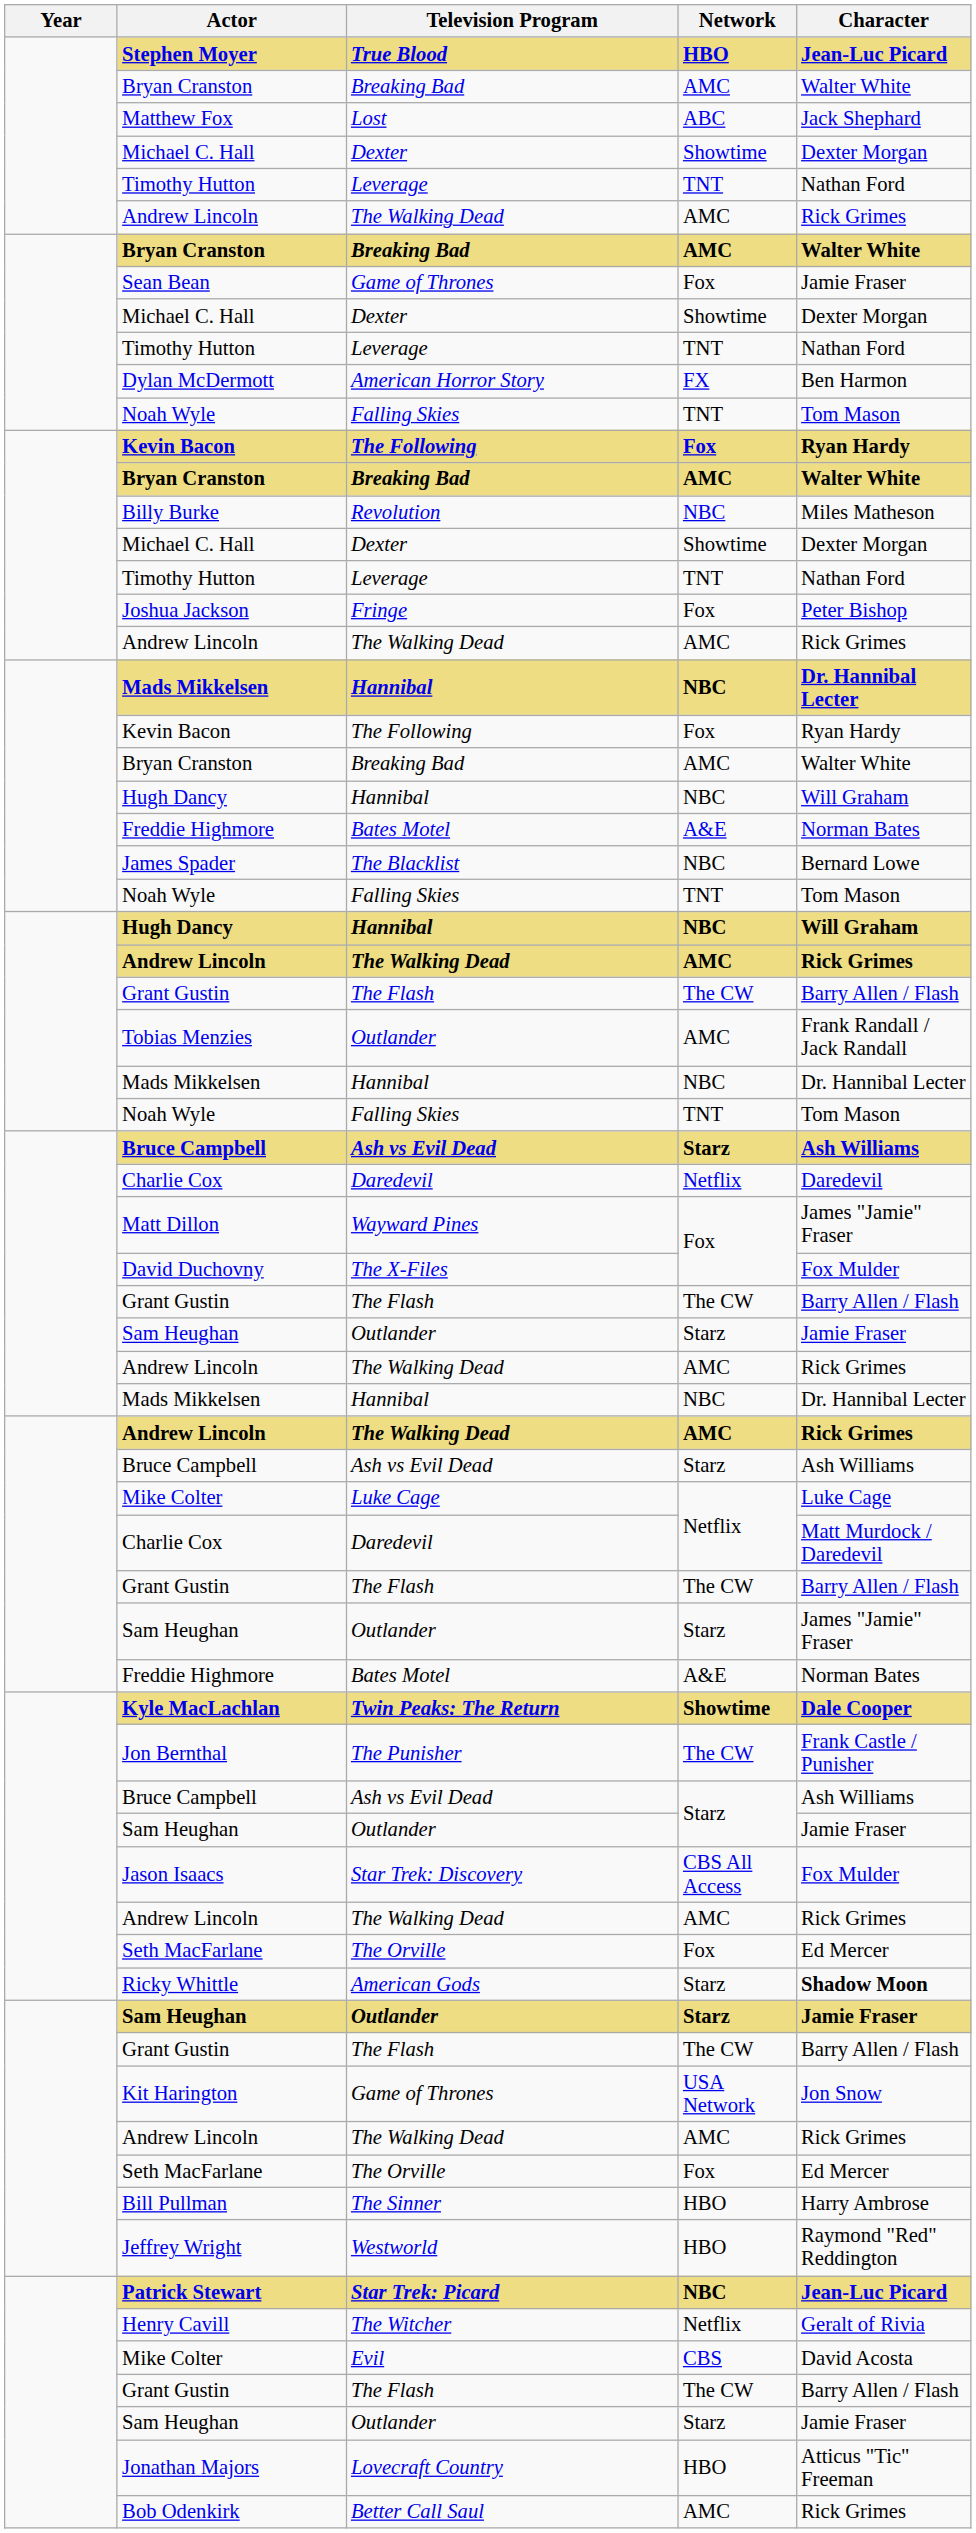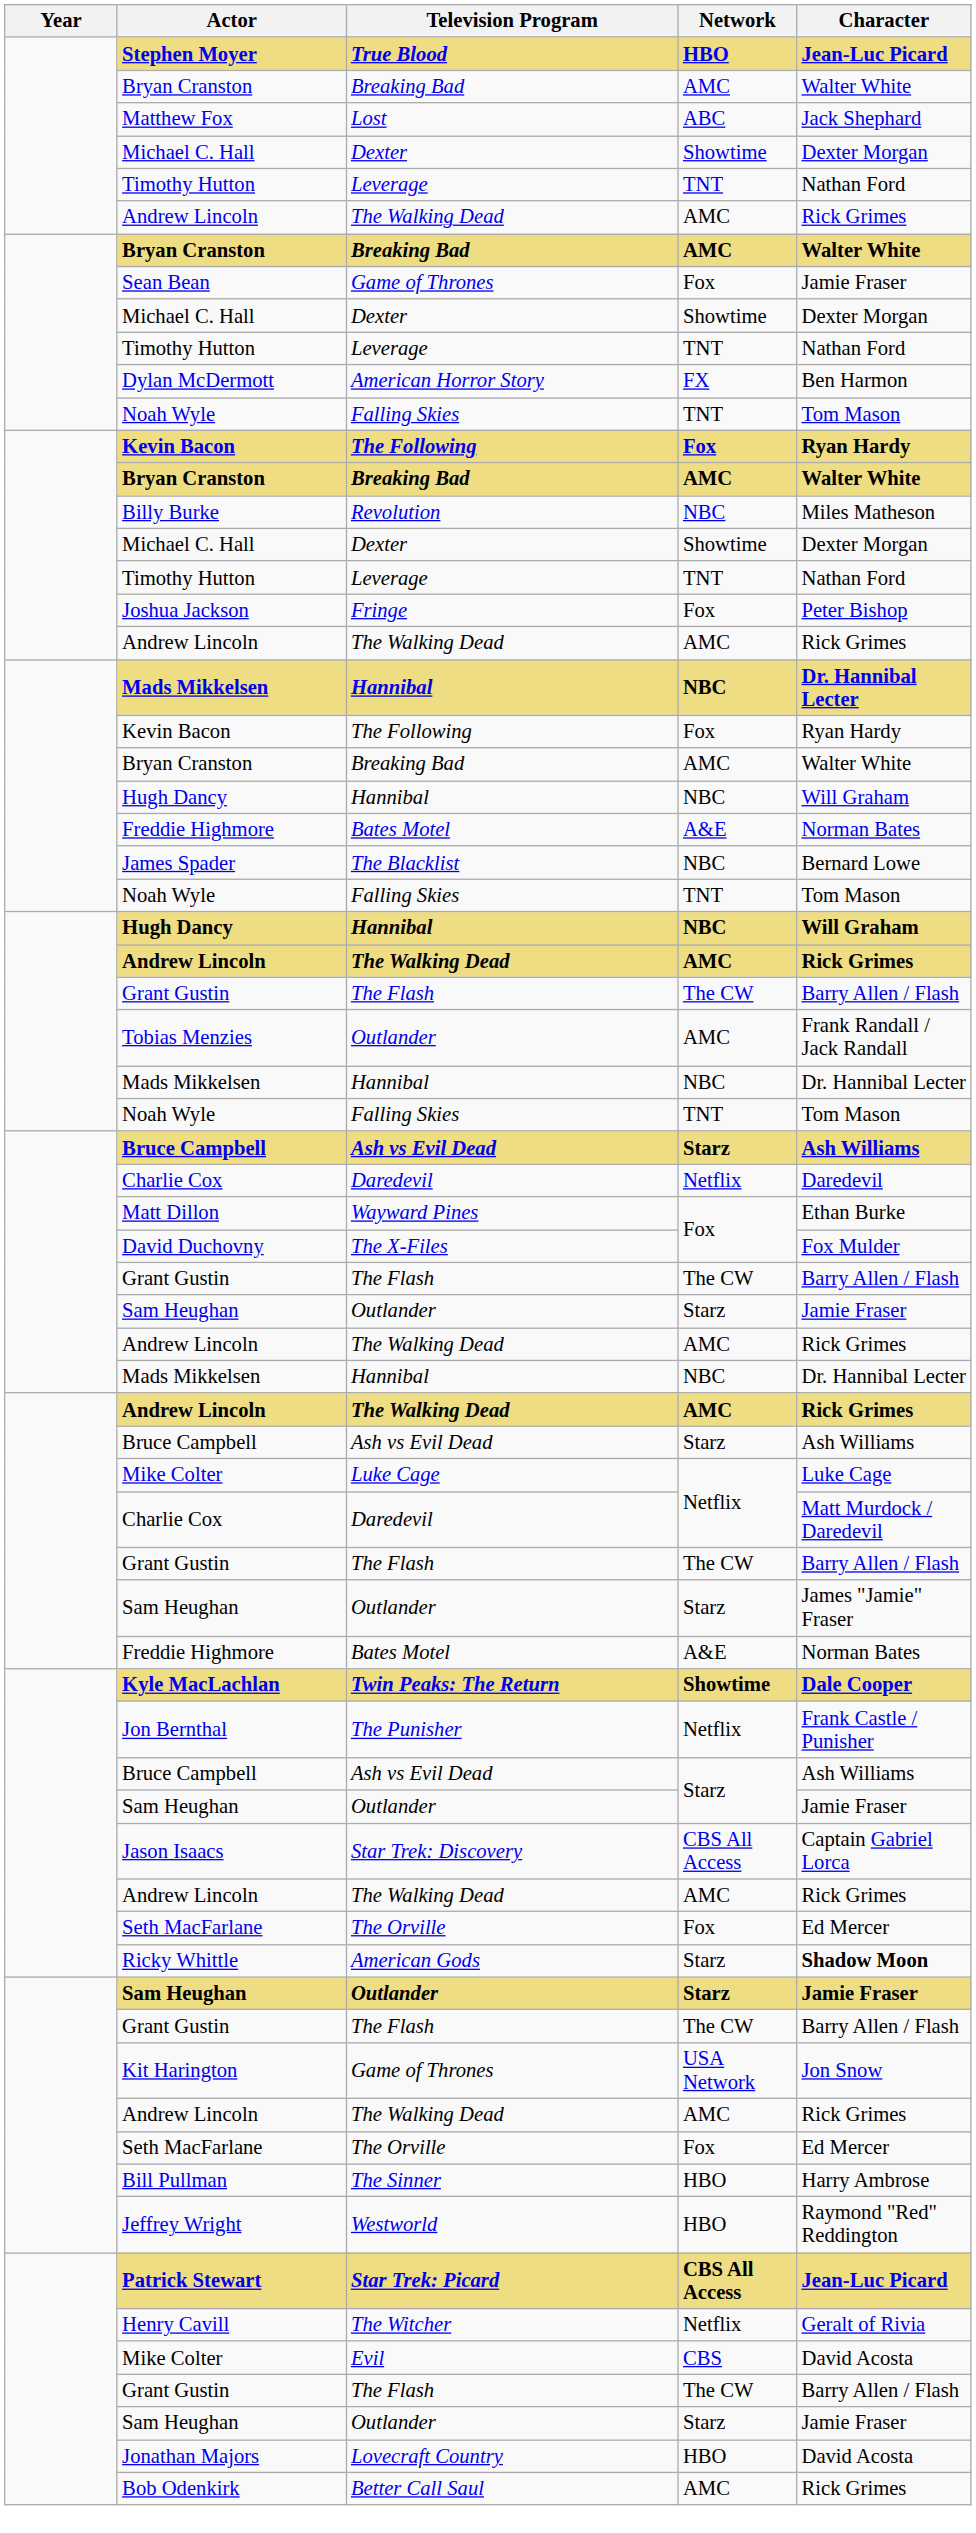(861, 1224) James "Jamie" Fraser -> (853, 1212) Ethan Burke
(718, 1752) The CW -> (712, 1729) Netflix
(850, 1873) Fox Mulder -> (867, 1850) Captain Gabriel Lorca
(705, 2292) NBC -> (718, 2280) CBS All Access
(855, 2467) Atticus "Tic" Freeman -> (857, 2455) David Acosta
